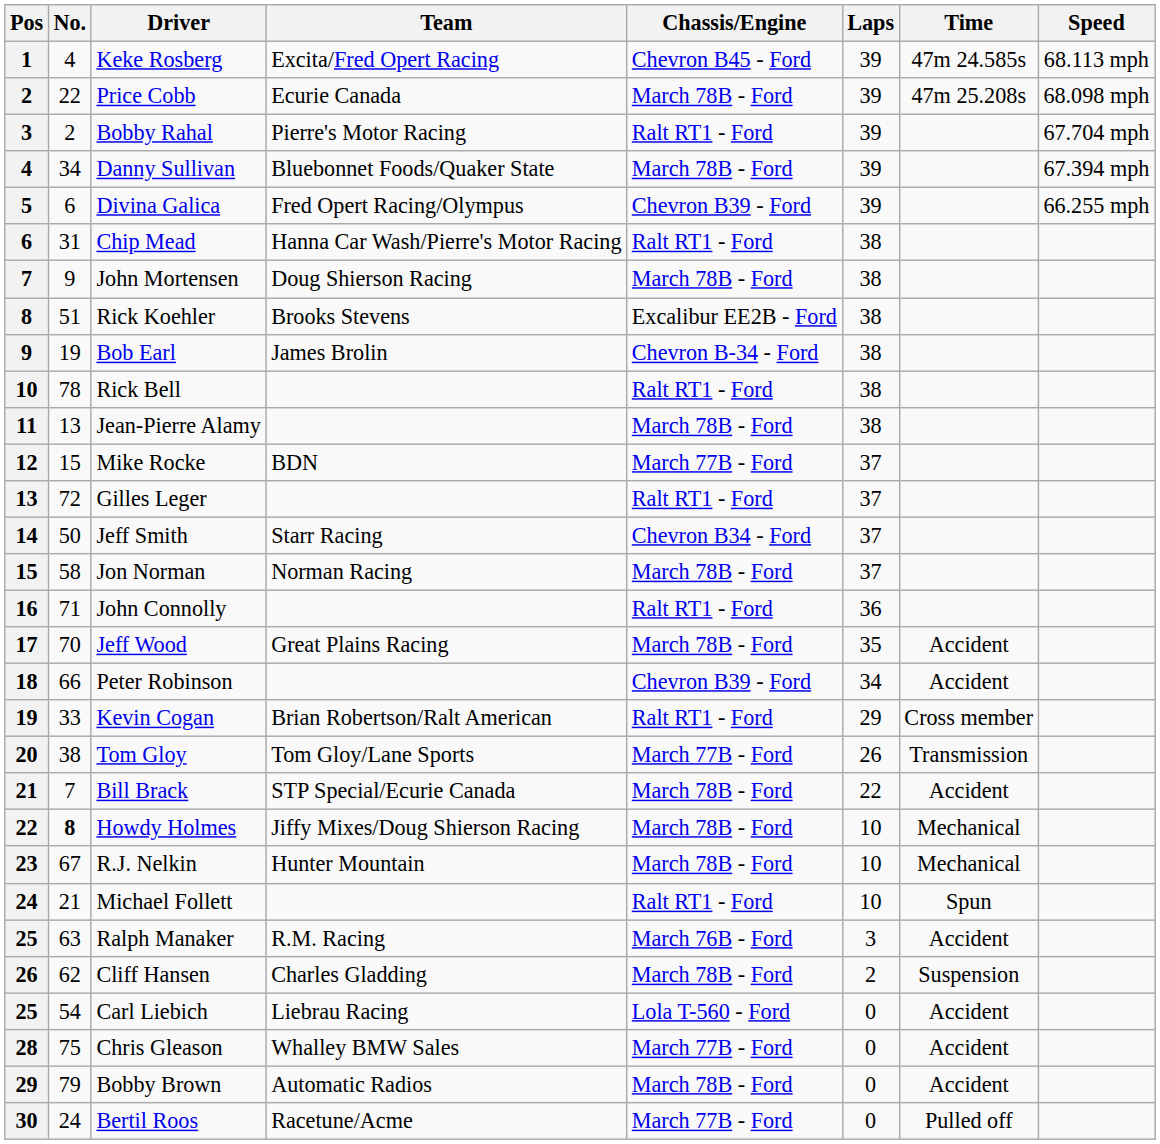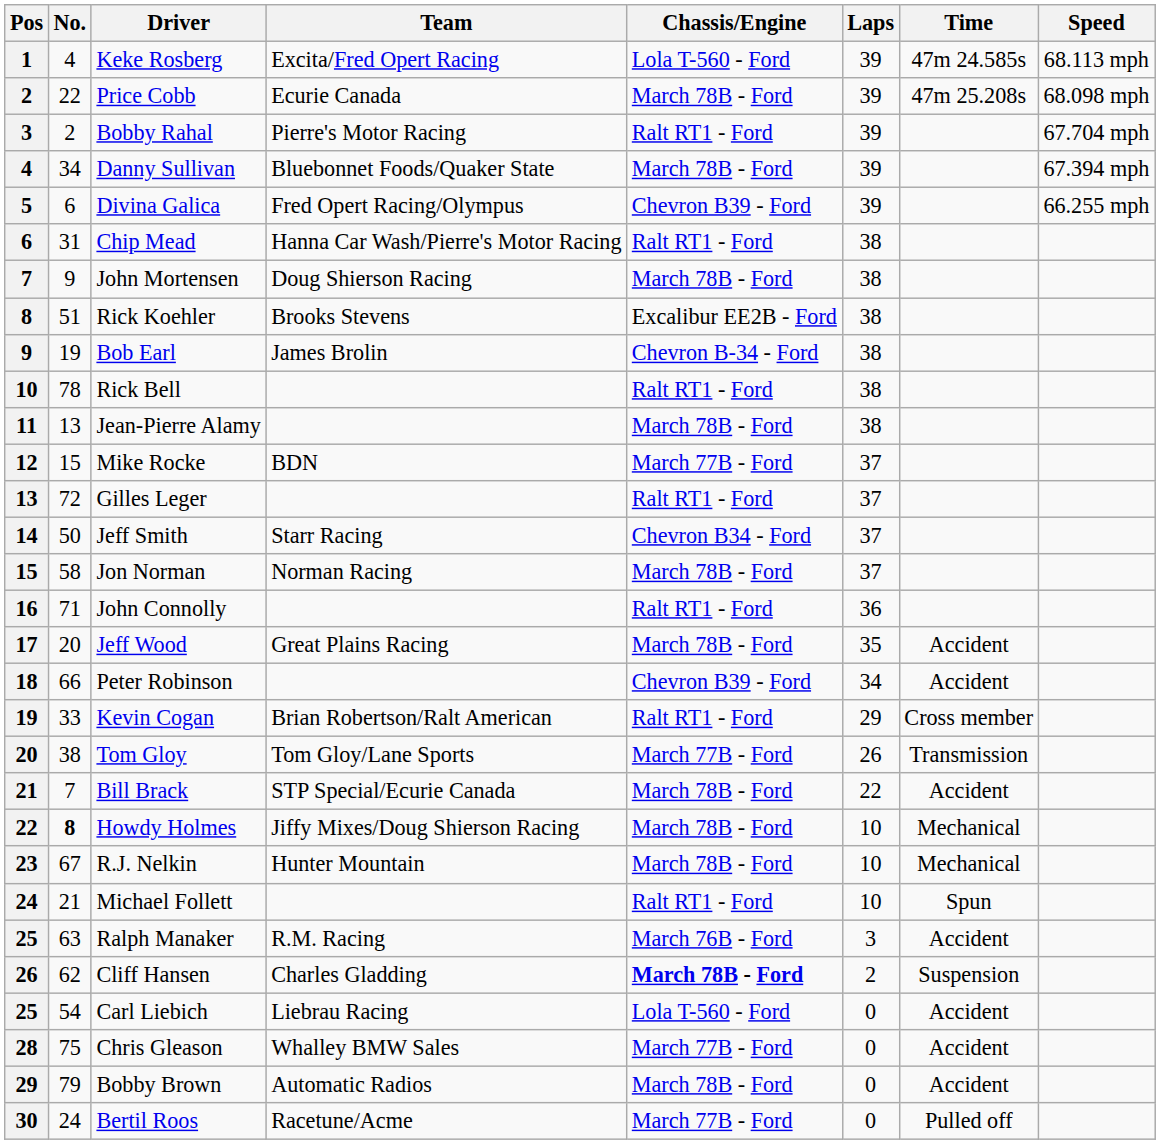(721, 59) Chevron B45 - Ford -> (711, 59) Lola T-560 - Ford
(70, 645) 70 -> (70, 645) 20
(712, 974) normal -> (718, 974) bold
